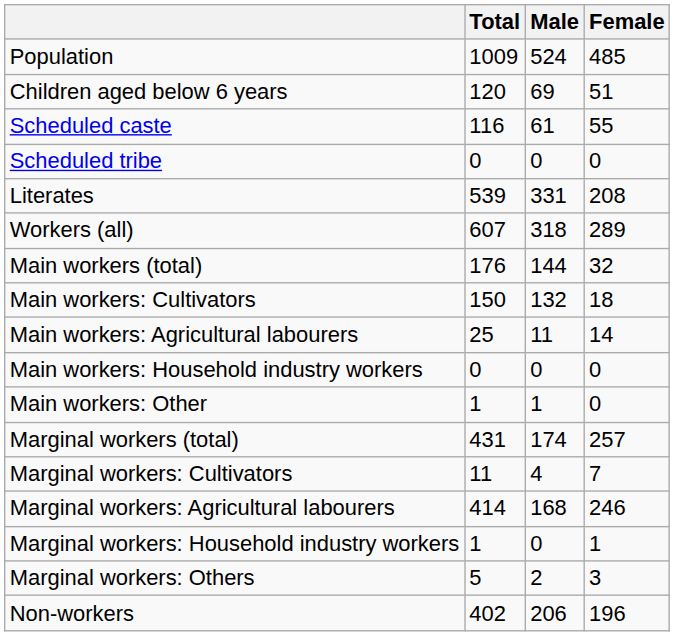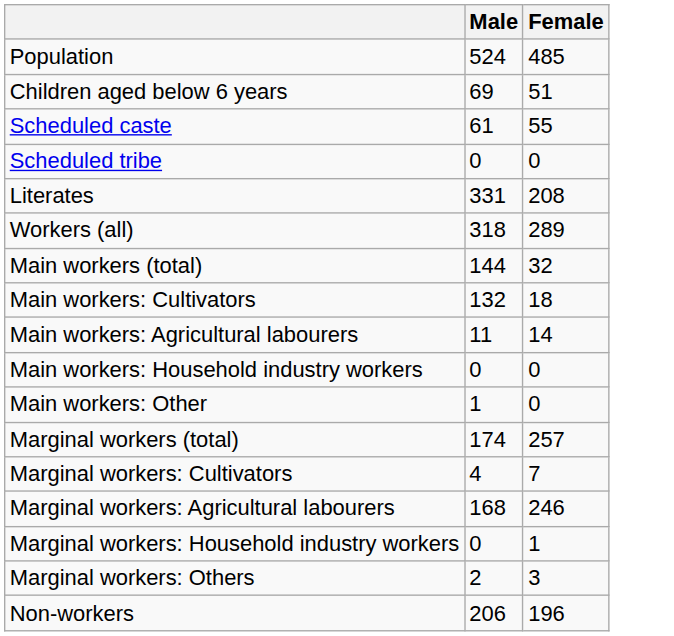- column: (495, 21)
